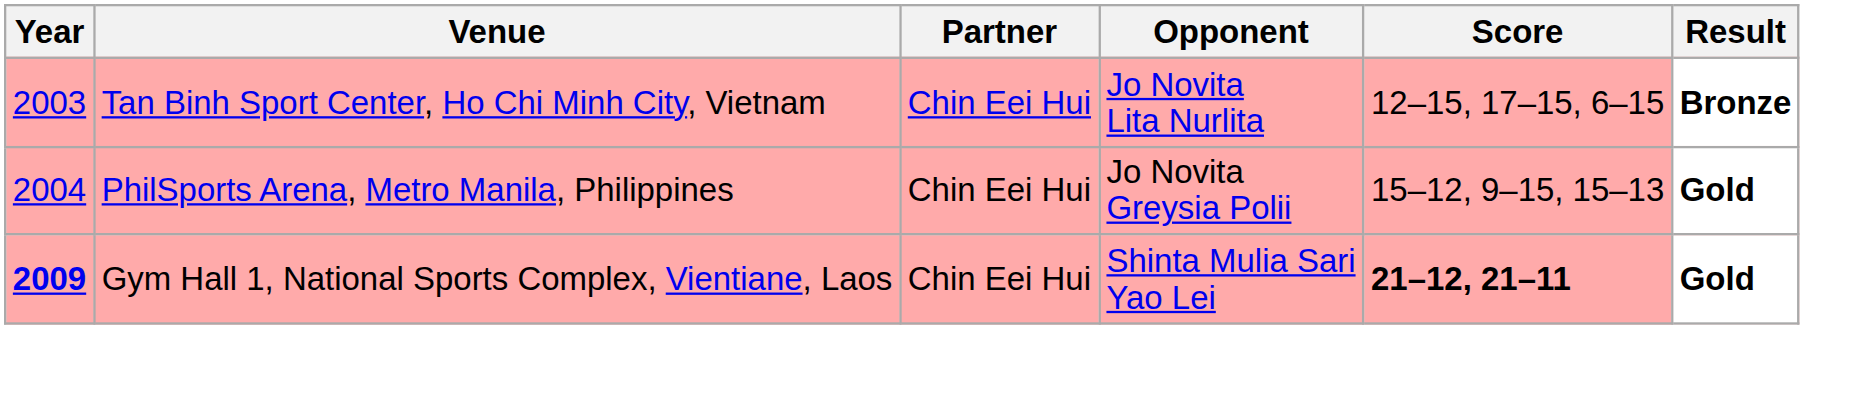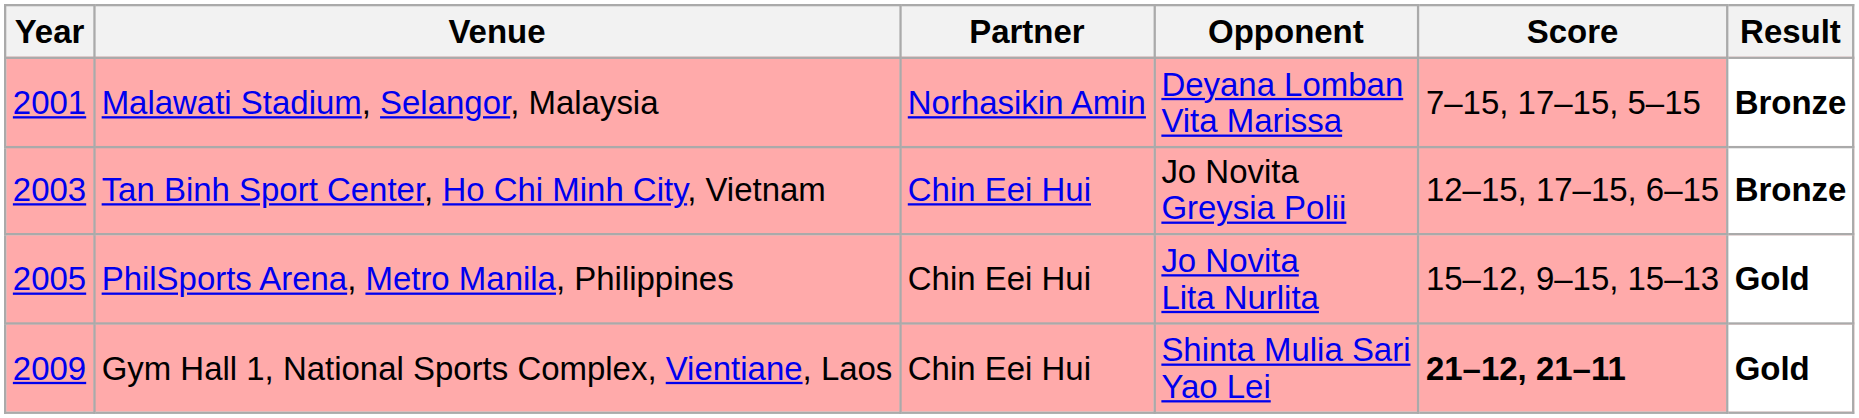+ row: (380, 102)
(1185, 102) Jo Novita Lita Nurlita -> (1254, 191) Jo Novita Greysia Polii
(50, 191) 2004 -> (50, 279) 2005
(1199, 191) Jo Novita Greysia Polii -> (1240, 279) Jo Novita Lita Nurlita
(50, 279) bold -> (50, 368) normal
